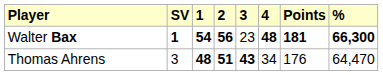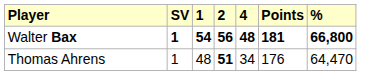- column: (243, 15)
(353, 37) 66,300 -> (332, 37) 66,800
(175, 59) 3 -> (175, 59) 1
(203, 59) bold -> (203, 59) normal
